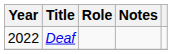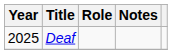(23, 37) 2022 -> (23, 37) 2025
